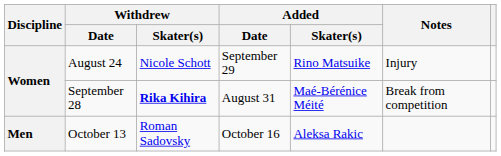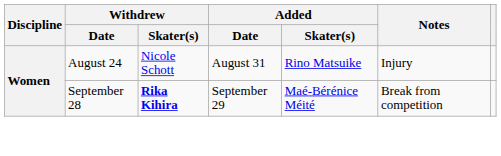(250, 63) September 29 -> (239, 63) August 31
(249, 98) August 31 -> (240, 98) September 29
- row: (97, 133)
